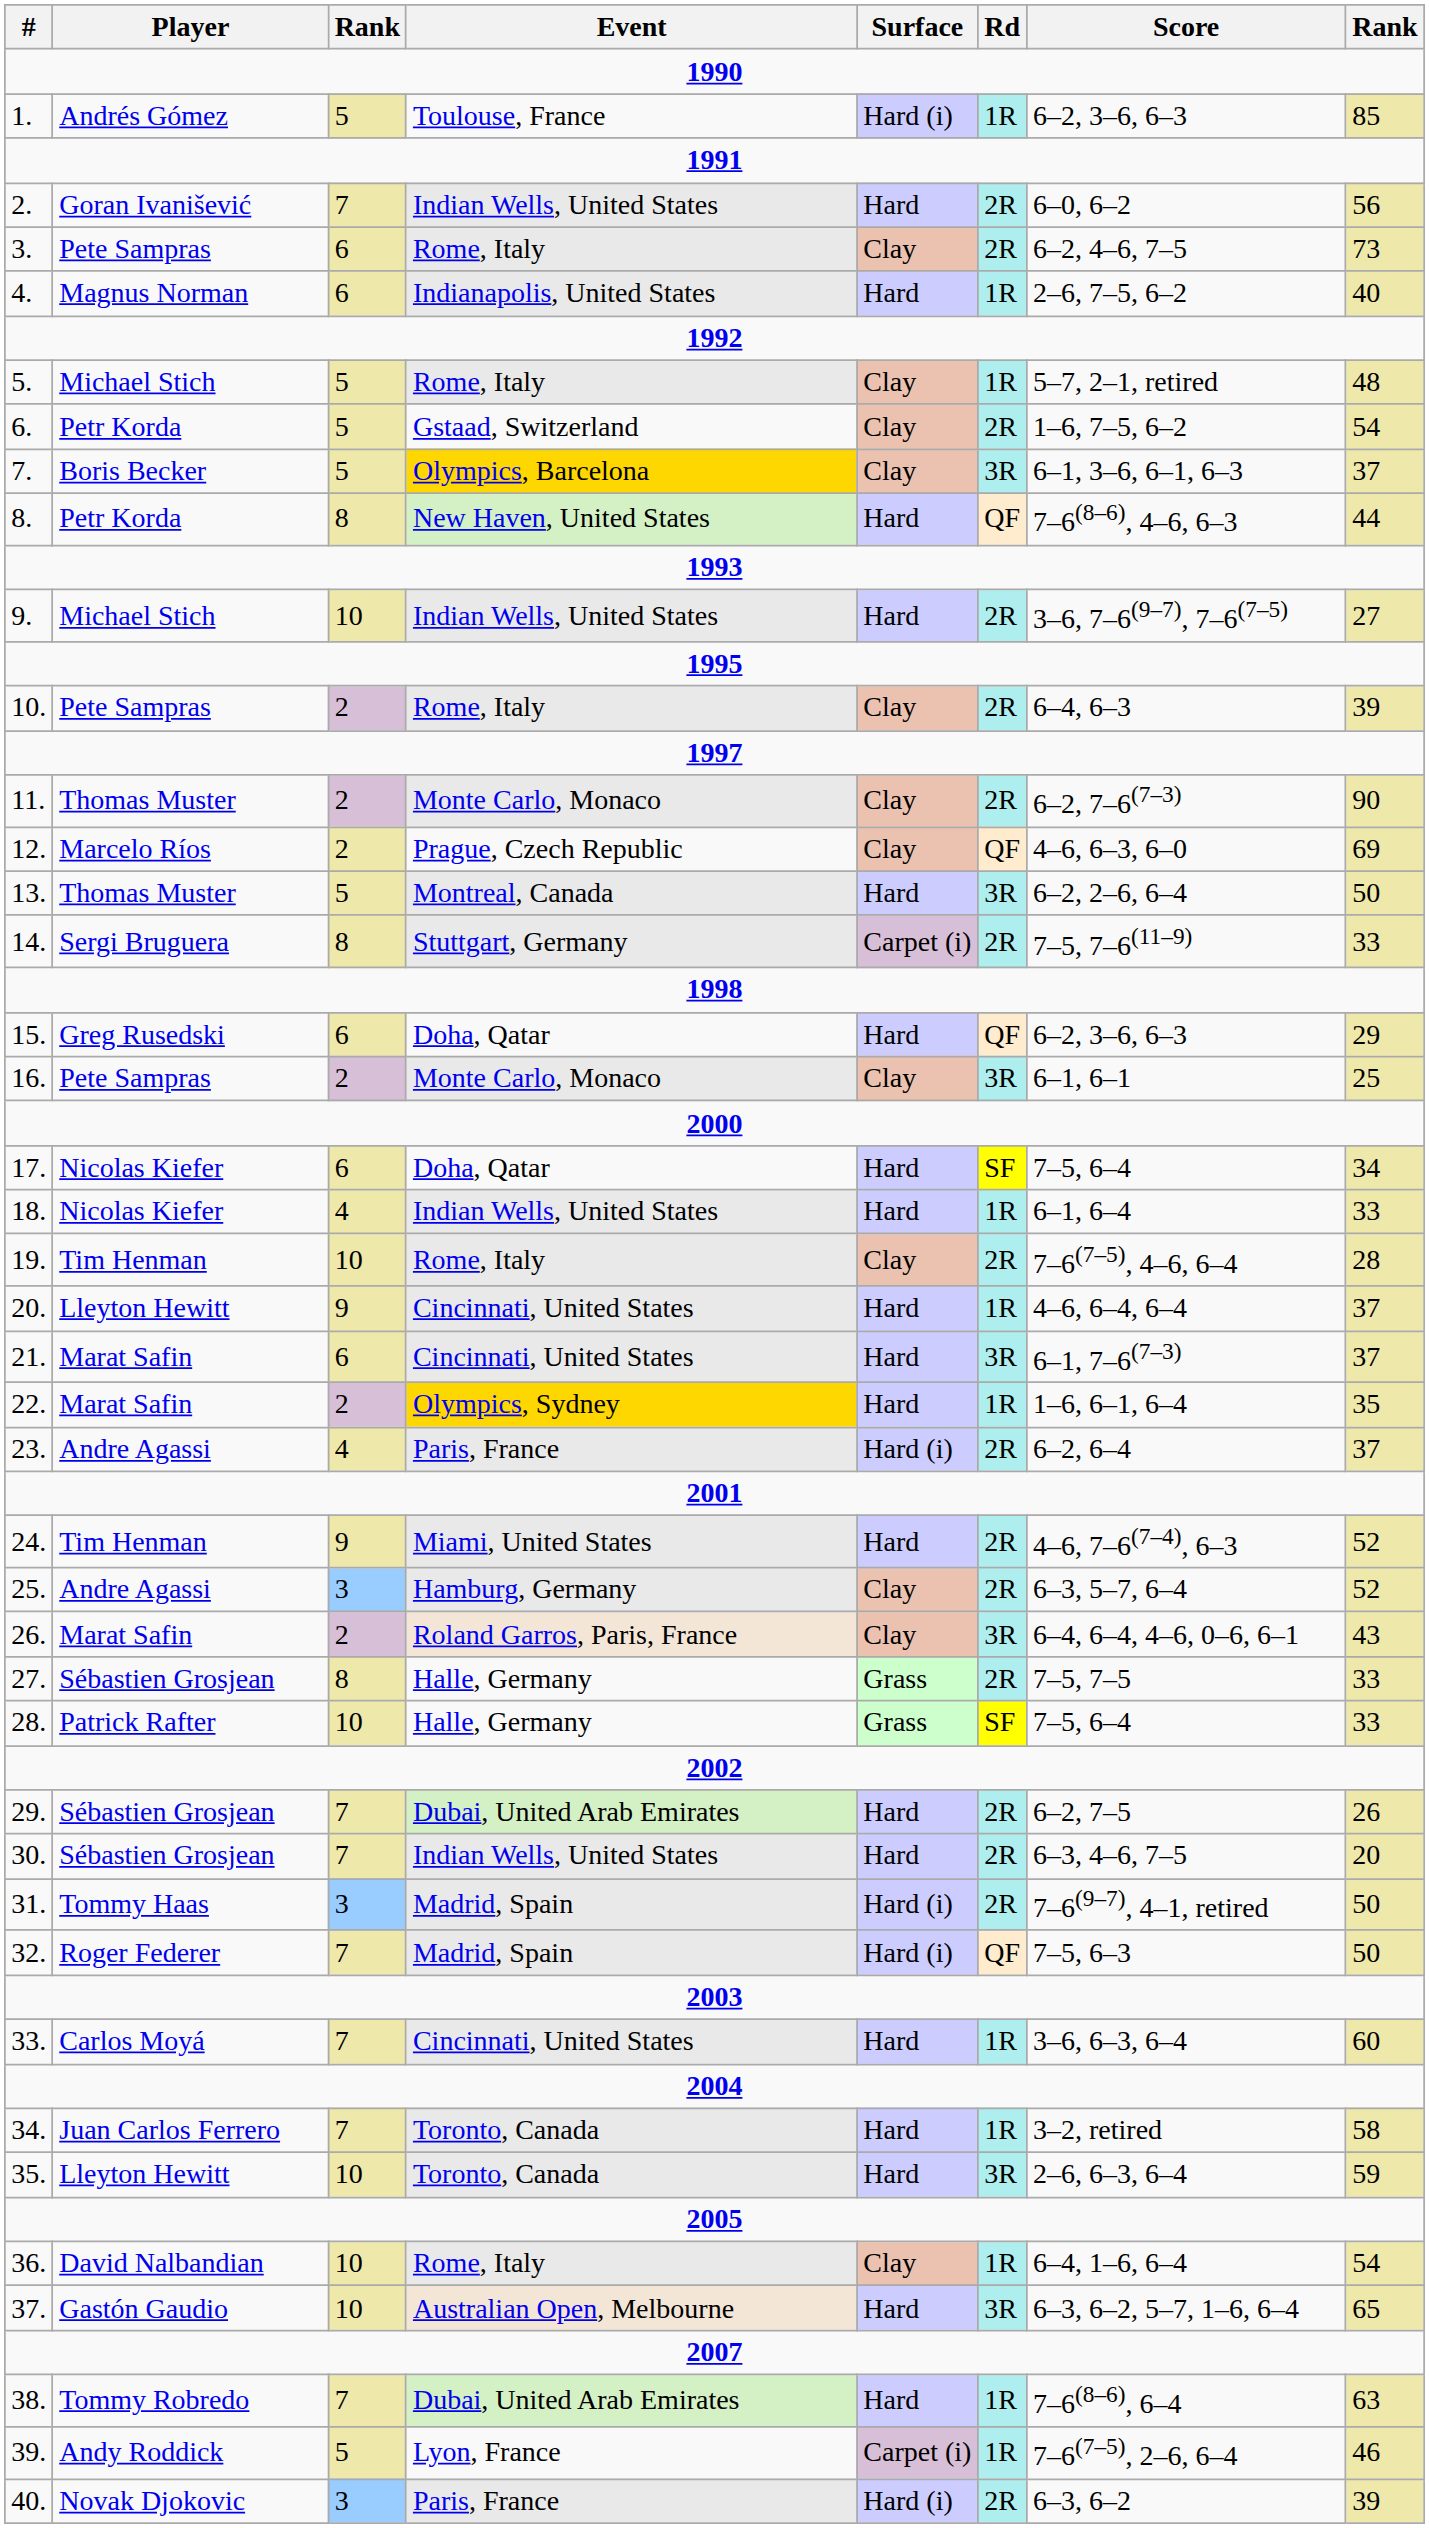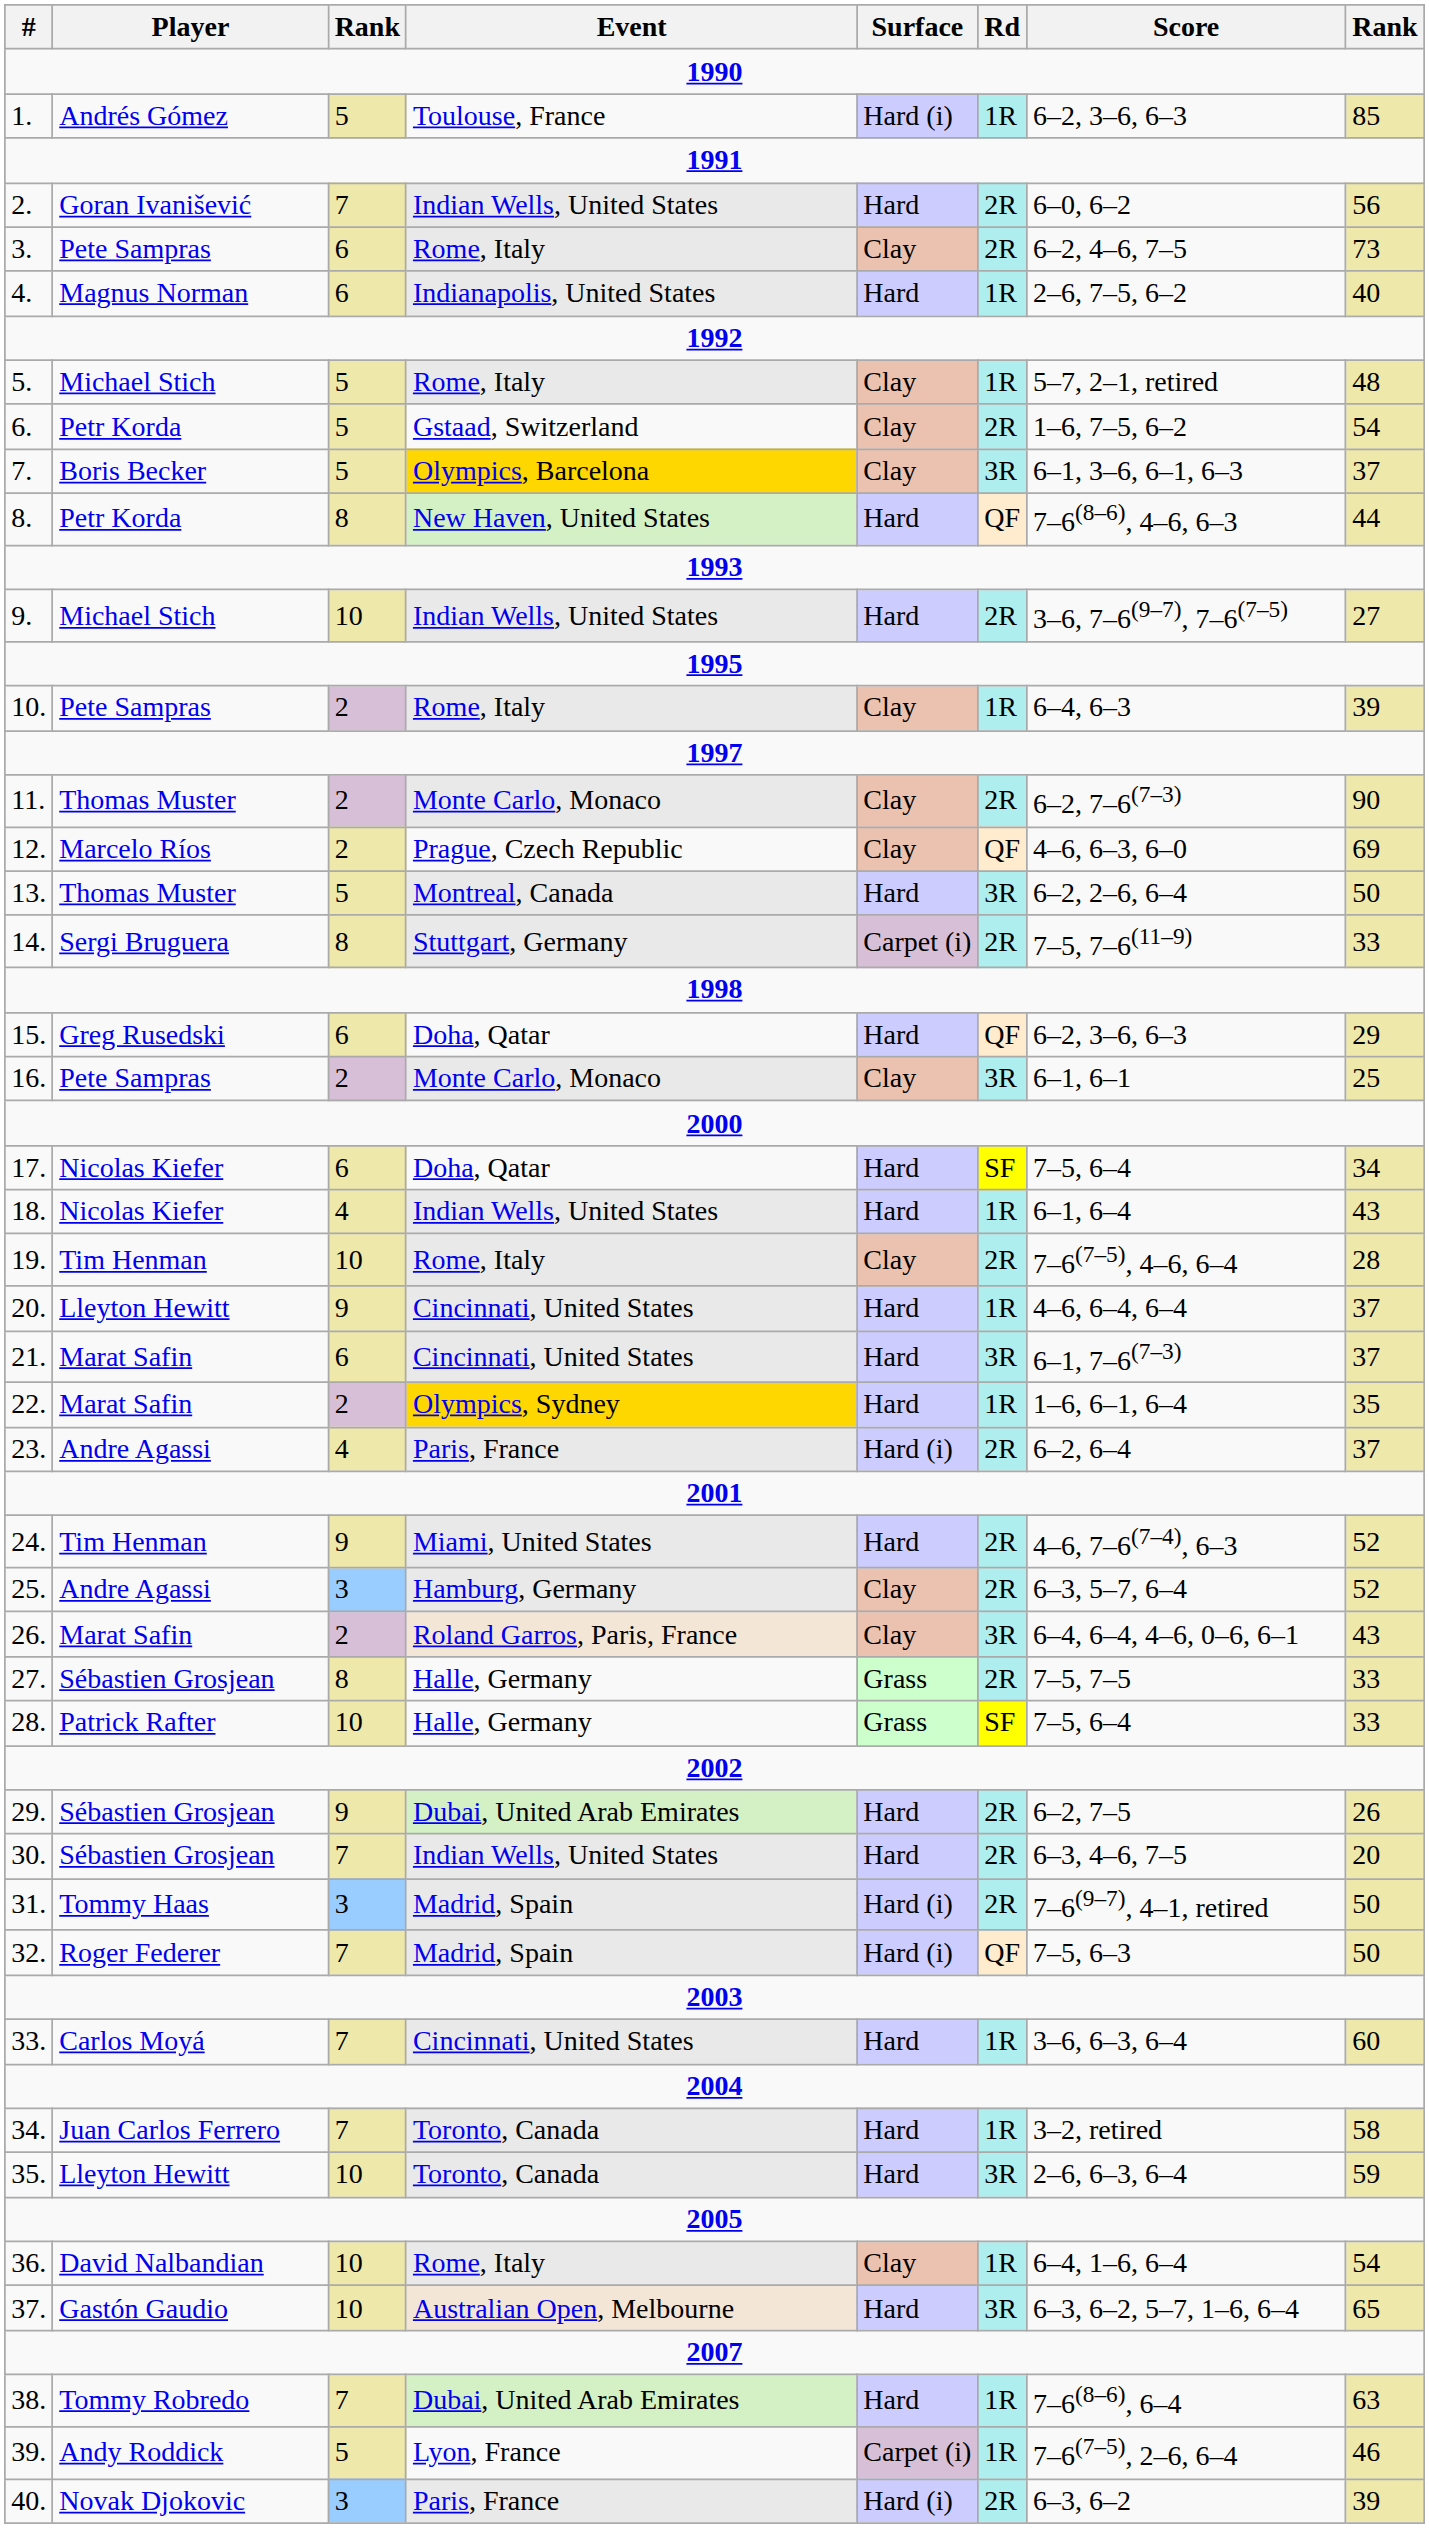(1001, 707) 2R -> (1001, 707) 1R
(1366, 1211) 33 -> (1366, 1211) 43
(342, 1811) 7 -> (342, 1811) 9
